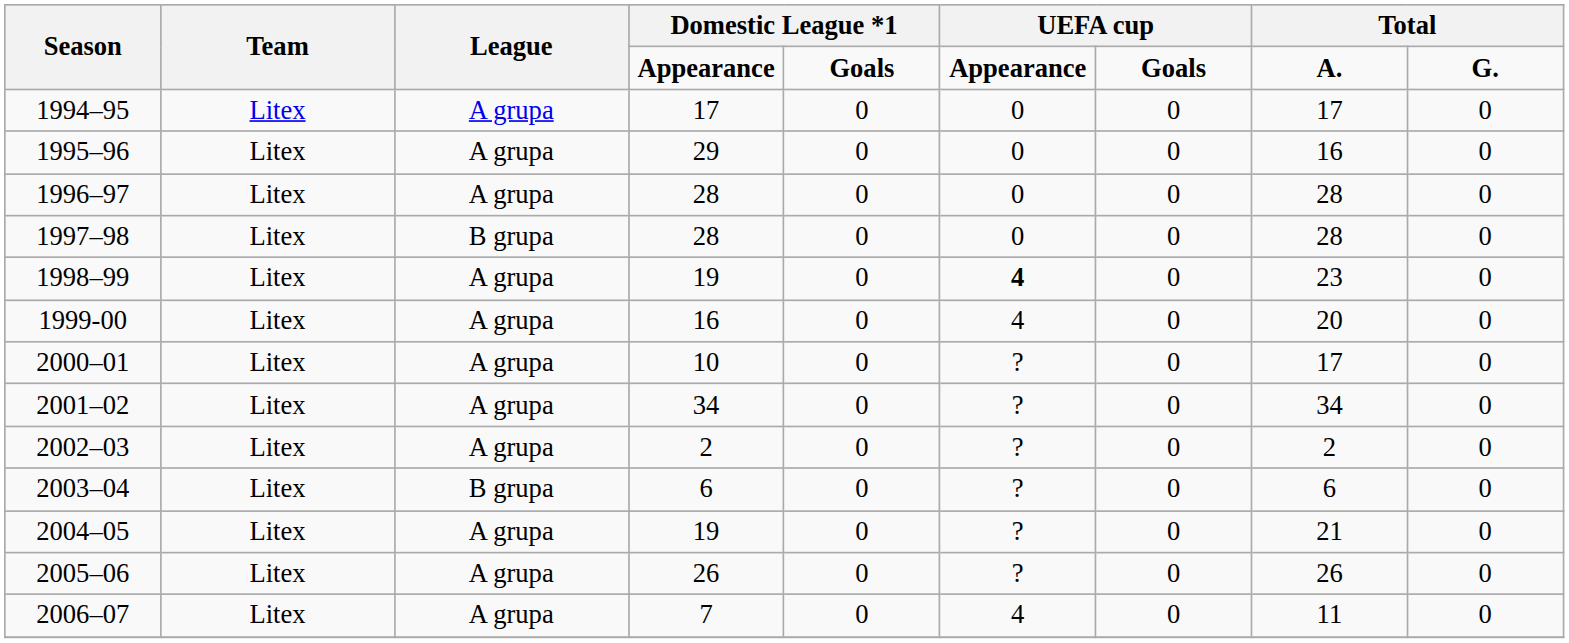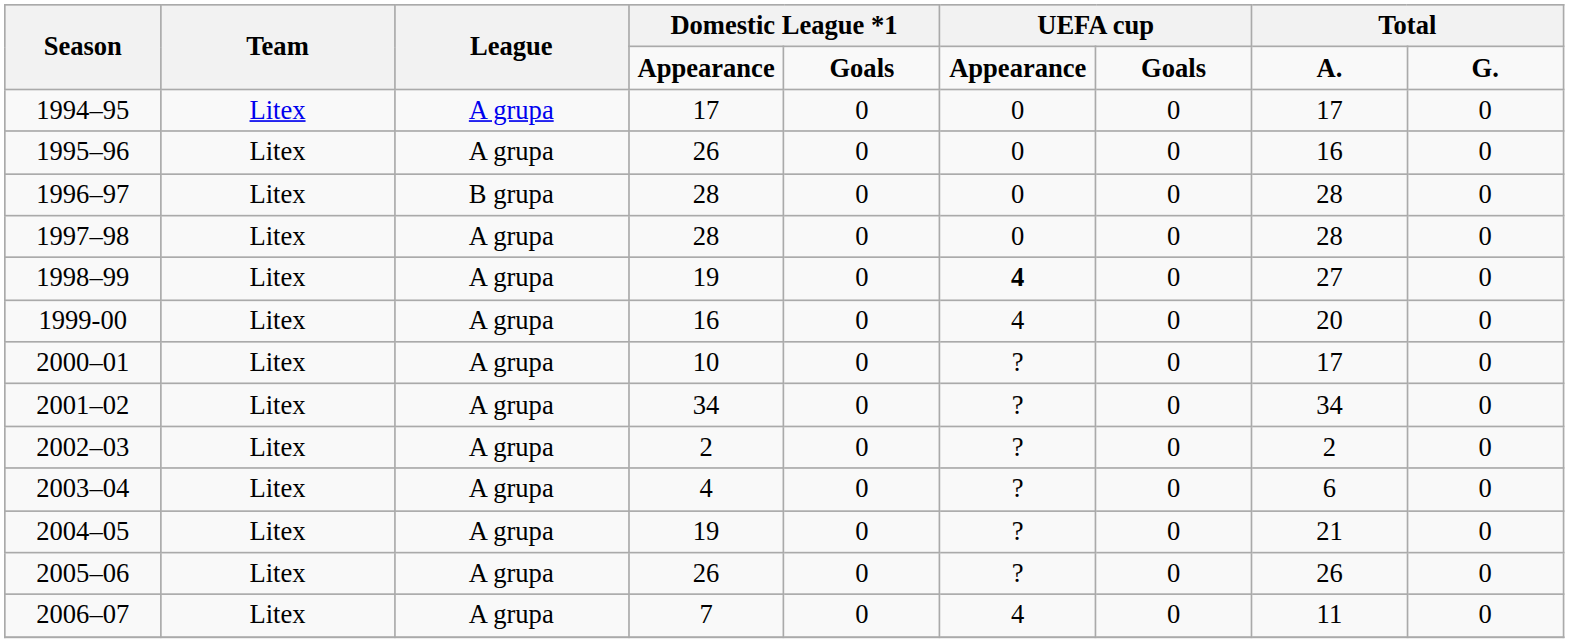(706, 151) 29 -> (706, 151) 26
(511, 194) A grupa -> (511, 194) B grupa
(511, 236) B grupa -> (511, 236) A grupa
(1329, 278) 23 -> (1329, 278) 27
(511, 488) B grupa -> (511, 488) A grupa
(706, 488) 6 -> (706, 488) 4
